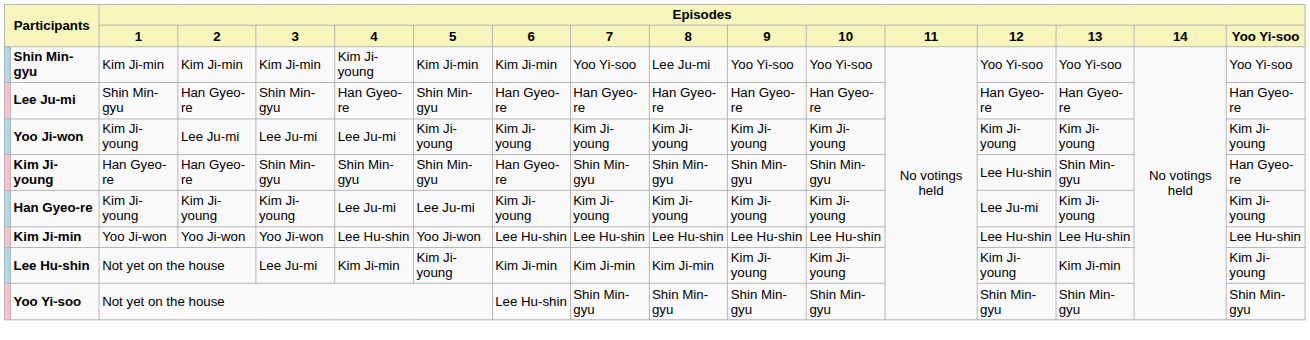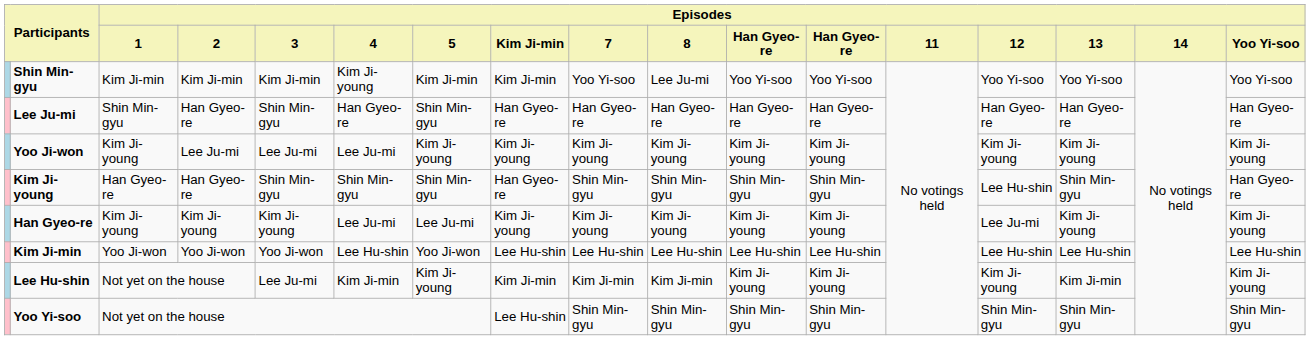(531, 36) 6 -> (530, 43) Kim Ji-min
(767, 36) 9 -> (766, 43) Han Gyeo-re
(846, 36) 10 -> (846, 43) Han Gyeo-re
